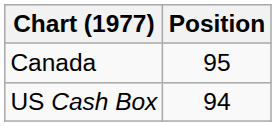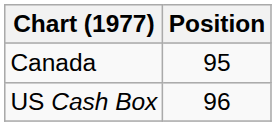(217, 101) 94 -> (217, 101) 96
